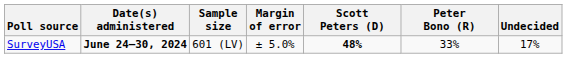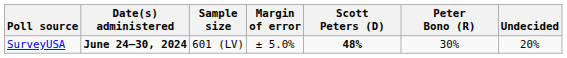(449, 44) 33% -> (449, 44) 30%
(530, 44) 17% -> (530, 44) 20%
